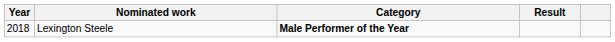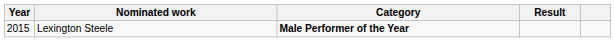(18, 28) 2018 -> (18, 28) 2015
